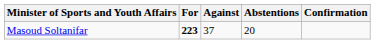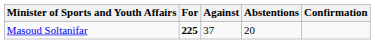(190, 30) 223 -> (190, 30) 225
